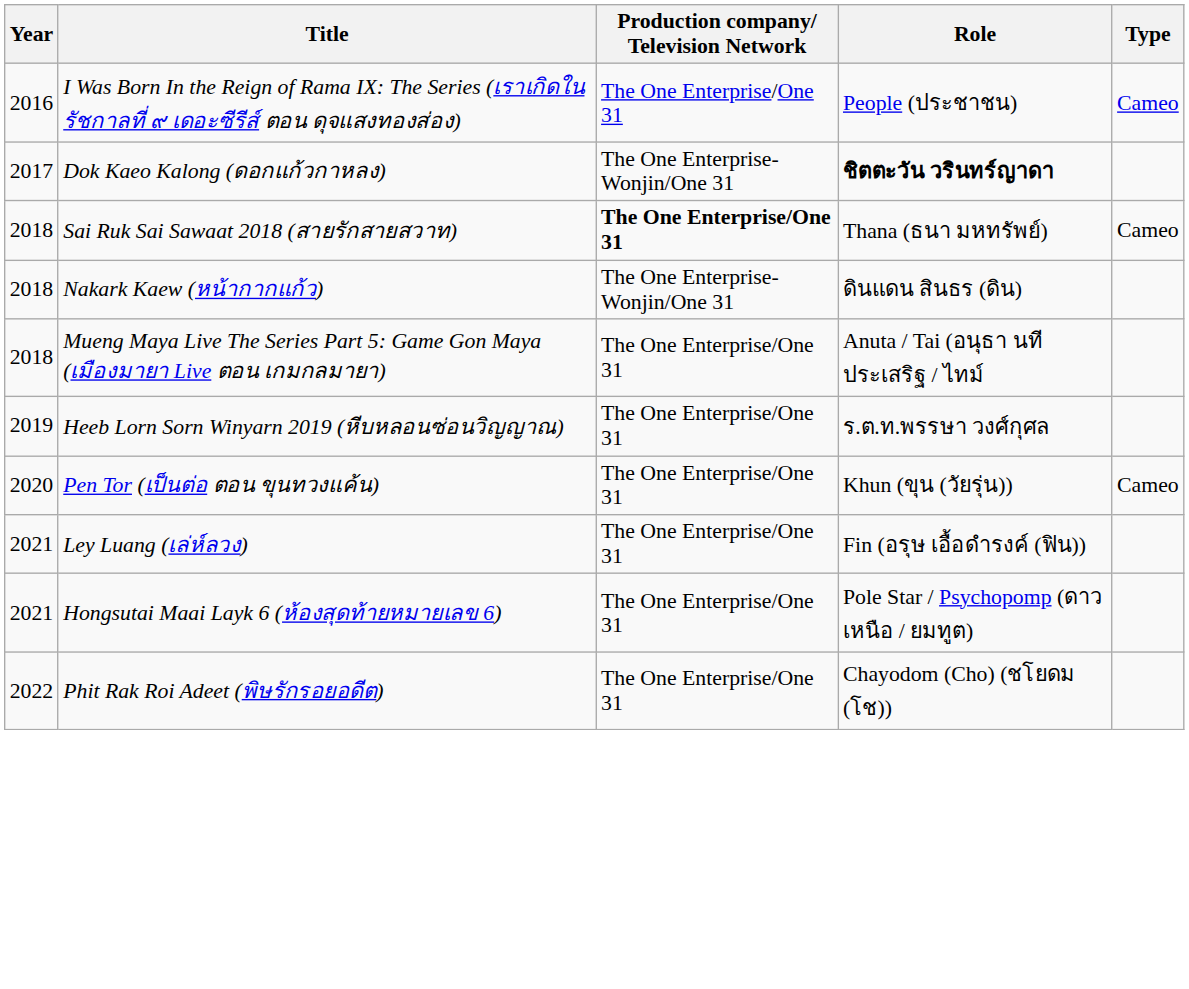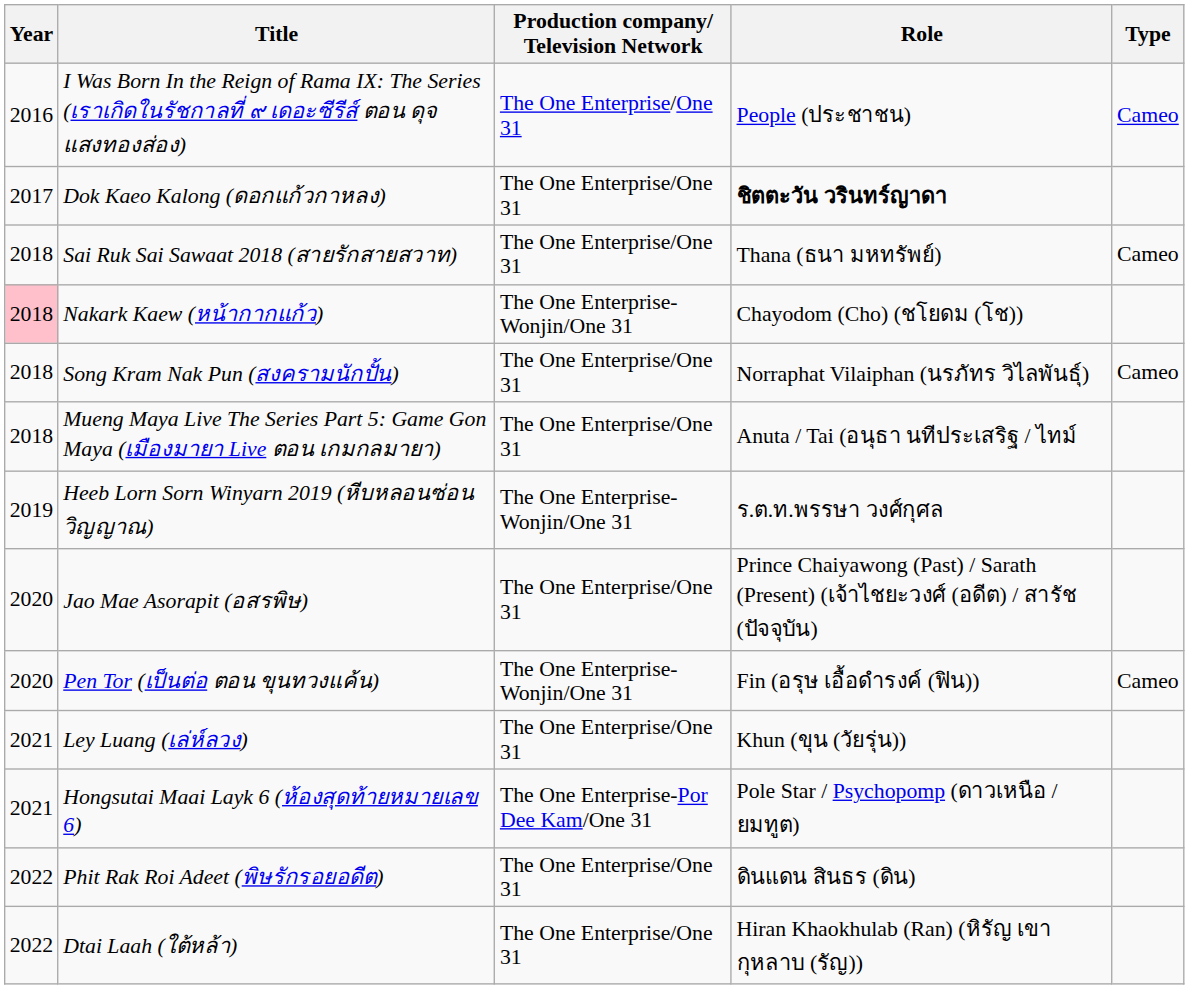(690, 171) The One Enterprise-Wonjin/One 31 -> (606, 195) The One Enterprise/One 31
(716, 230) bold -> (606, 254) normal
(31, 288) no background -> (31, 313) pink background
(933, 289) ดินแดน สินธร (ดิน) -> (880, 314) Chayodom (Cho) (ชโยดม (โช))
+ row: (231, 373)
(707, 426) The One Enterprise/One 31 -> (589, 509) The One Enterprise-Wonjin/One 31
+ row: (186, 600)
(707, 485) The One Enterprise/One 31 -> (589, 680) The One Enterprise-Wonjin/One 31
(928, 485) Khun (ขุน (วัยรุ่น)) -> (858, 681) Fin (อรุษ เอื้อดำรงค์ (ฟิน))
(964, 544) Fin (อรุษ เอื้อดำรงค์ (ฟิน)) -> (821, 740) Khun (ขุน (วัยรุ่น))
(707, 612) The One Enterprise/One 31 -> (604, 808) The One Enterprise-Por Dee Kam/One 31
(959, 691) Chayodom (Cho) (ชโยดม (โช)) -> (826, 877) ดินแดน สินธร (ดิน)
+ row: (150, 945)
